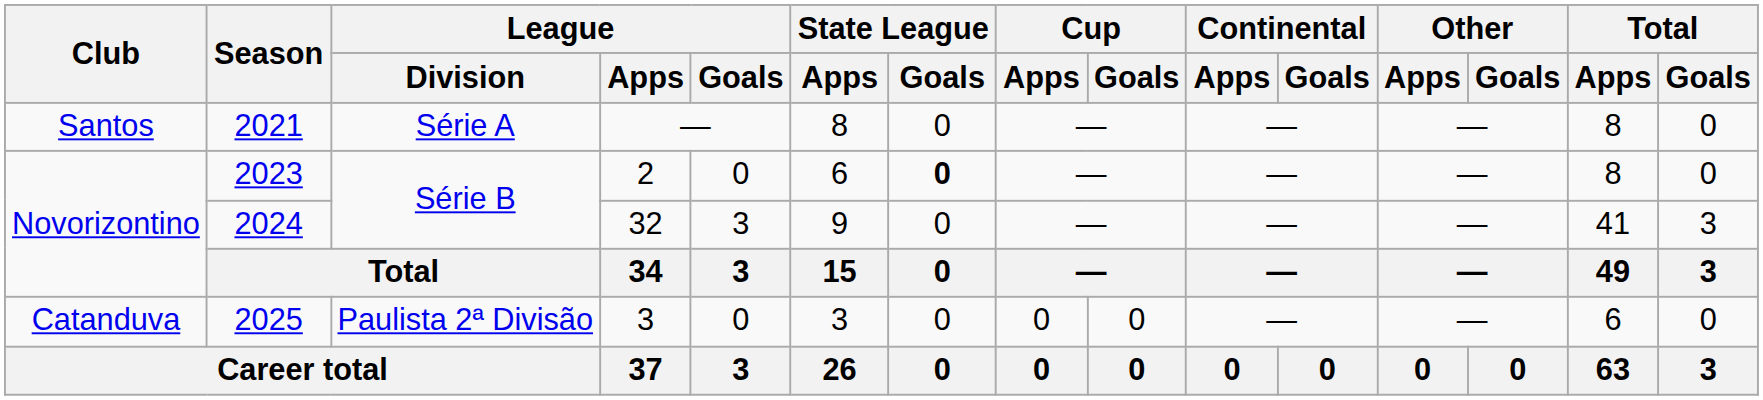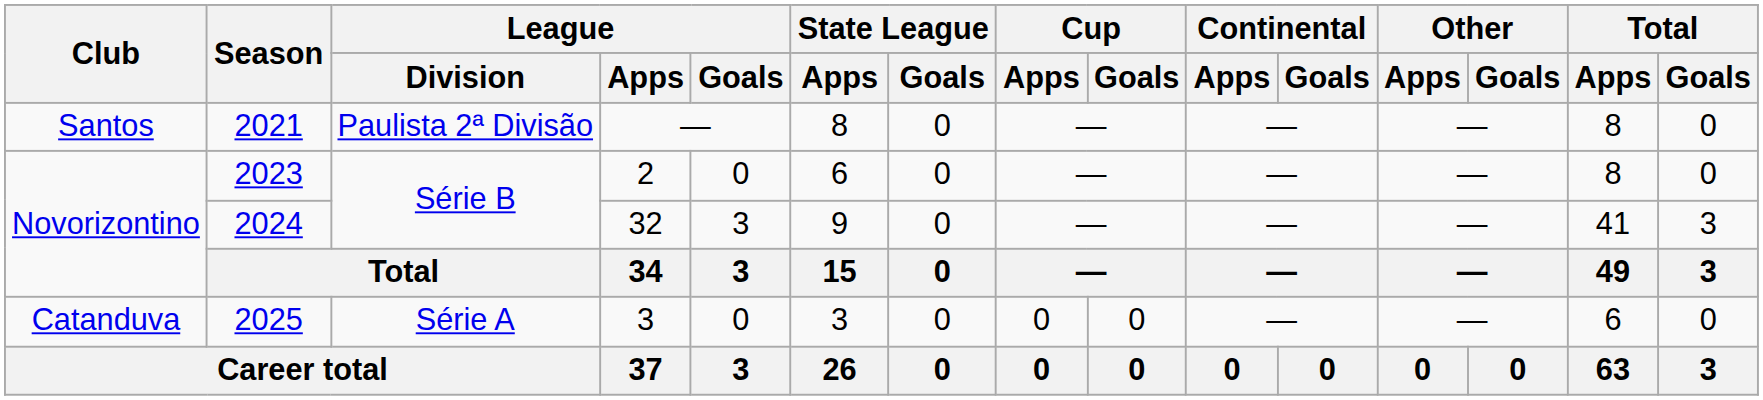(465, 126) Série A -> (465, 126) Paulista 2ª Divisão
(942, 175) bold -> (942, 175) normal
(465, 321) Paulista 2ª Divisão -> (465, 321) Série A
